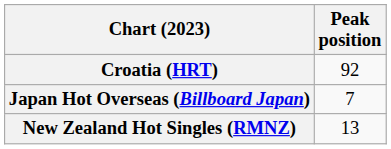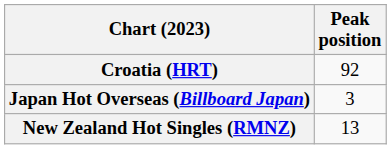(350, 98) 7 -> (350, 98) 3
